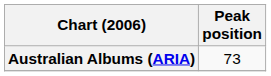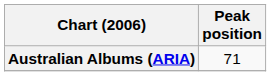(232, 58) 73 -> (232, 58) 71
